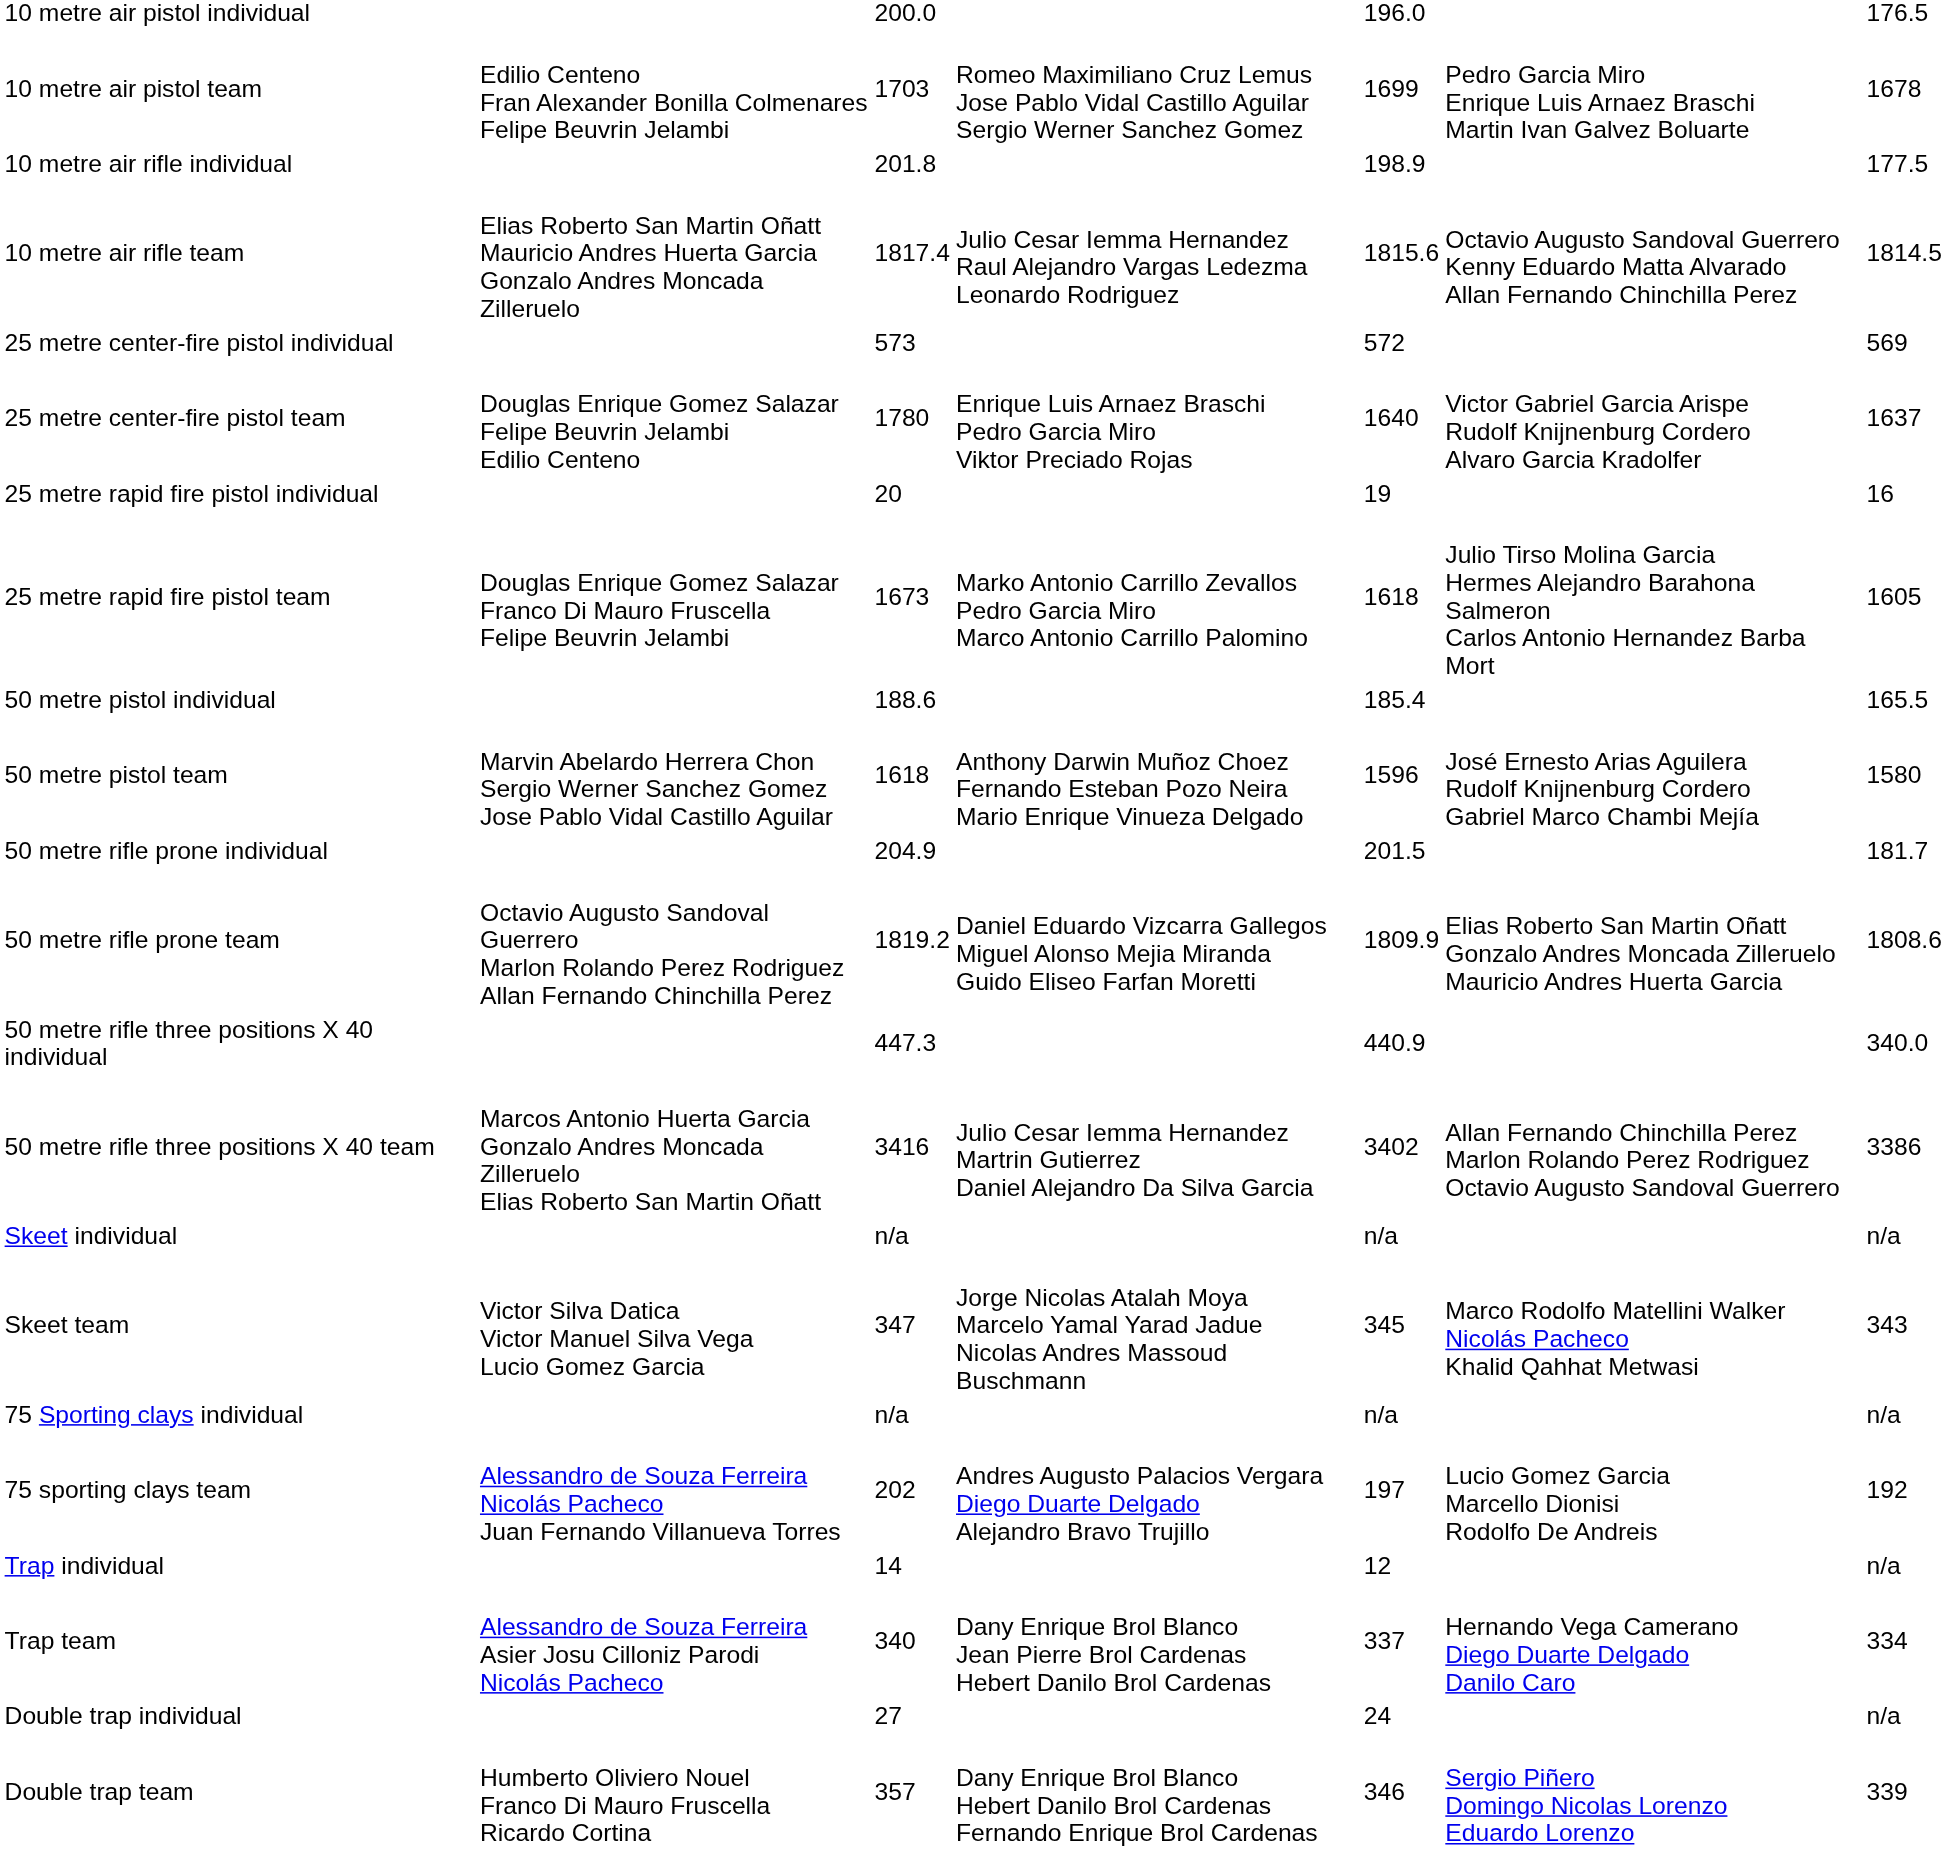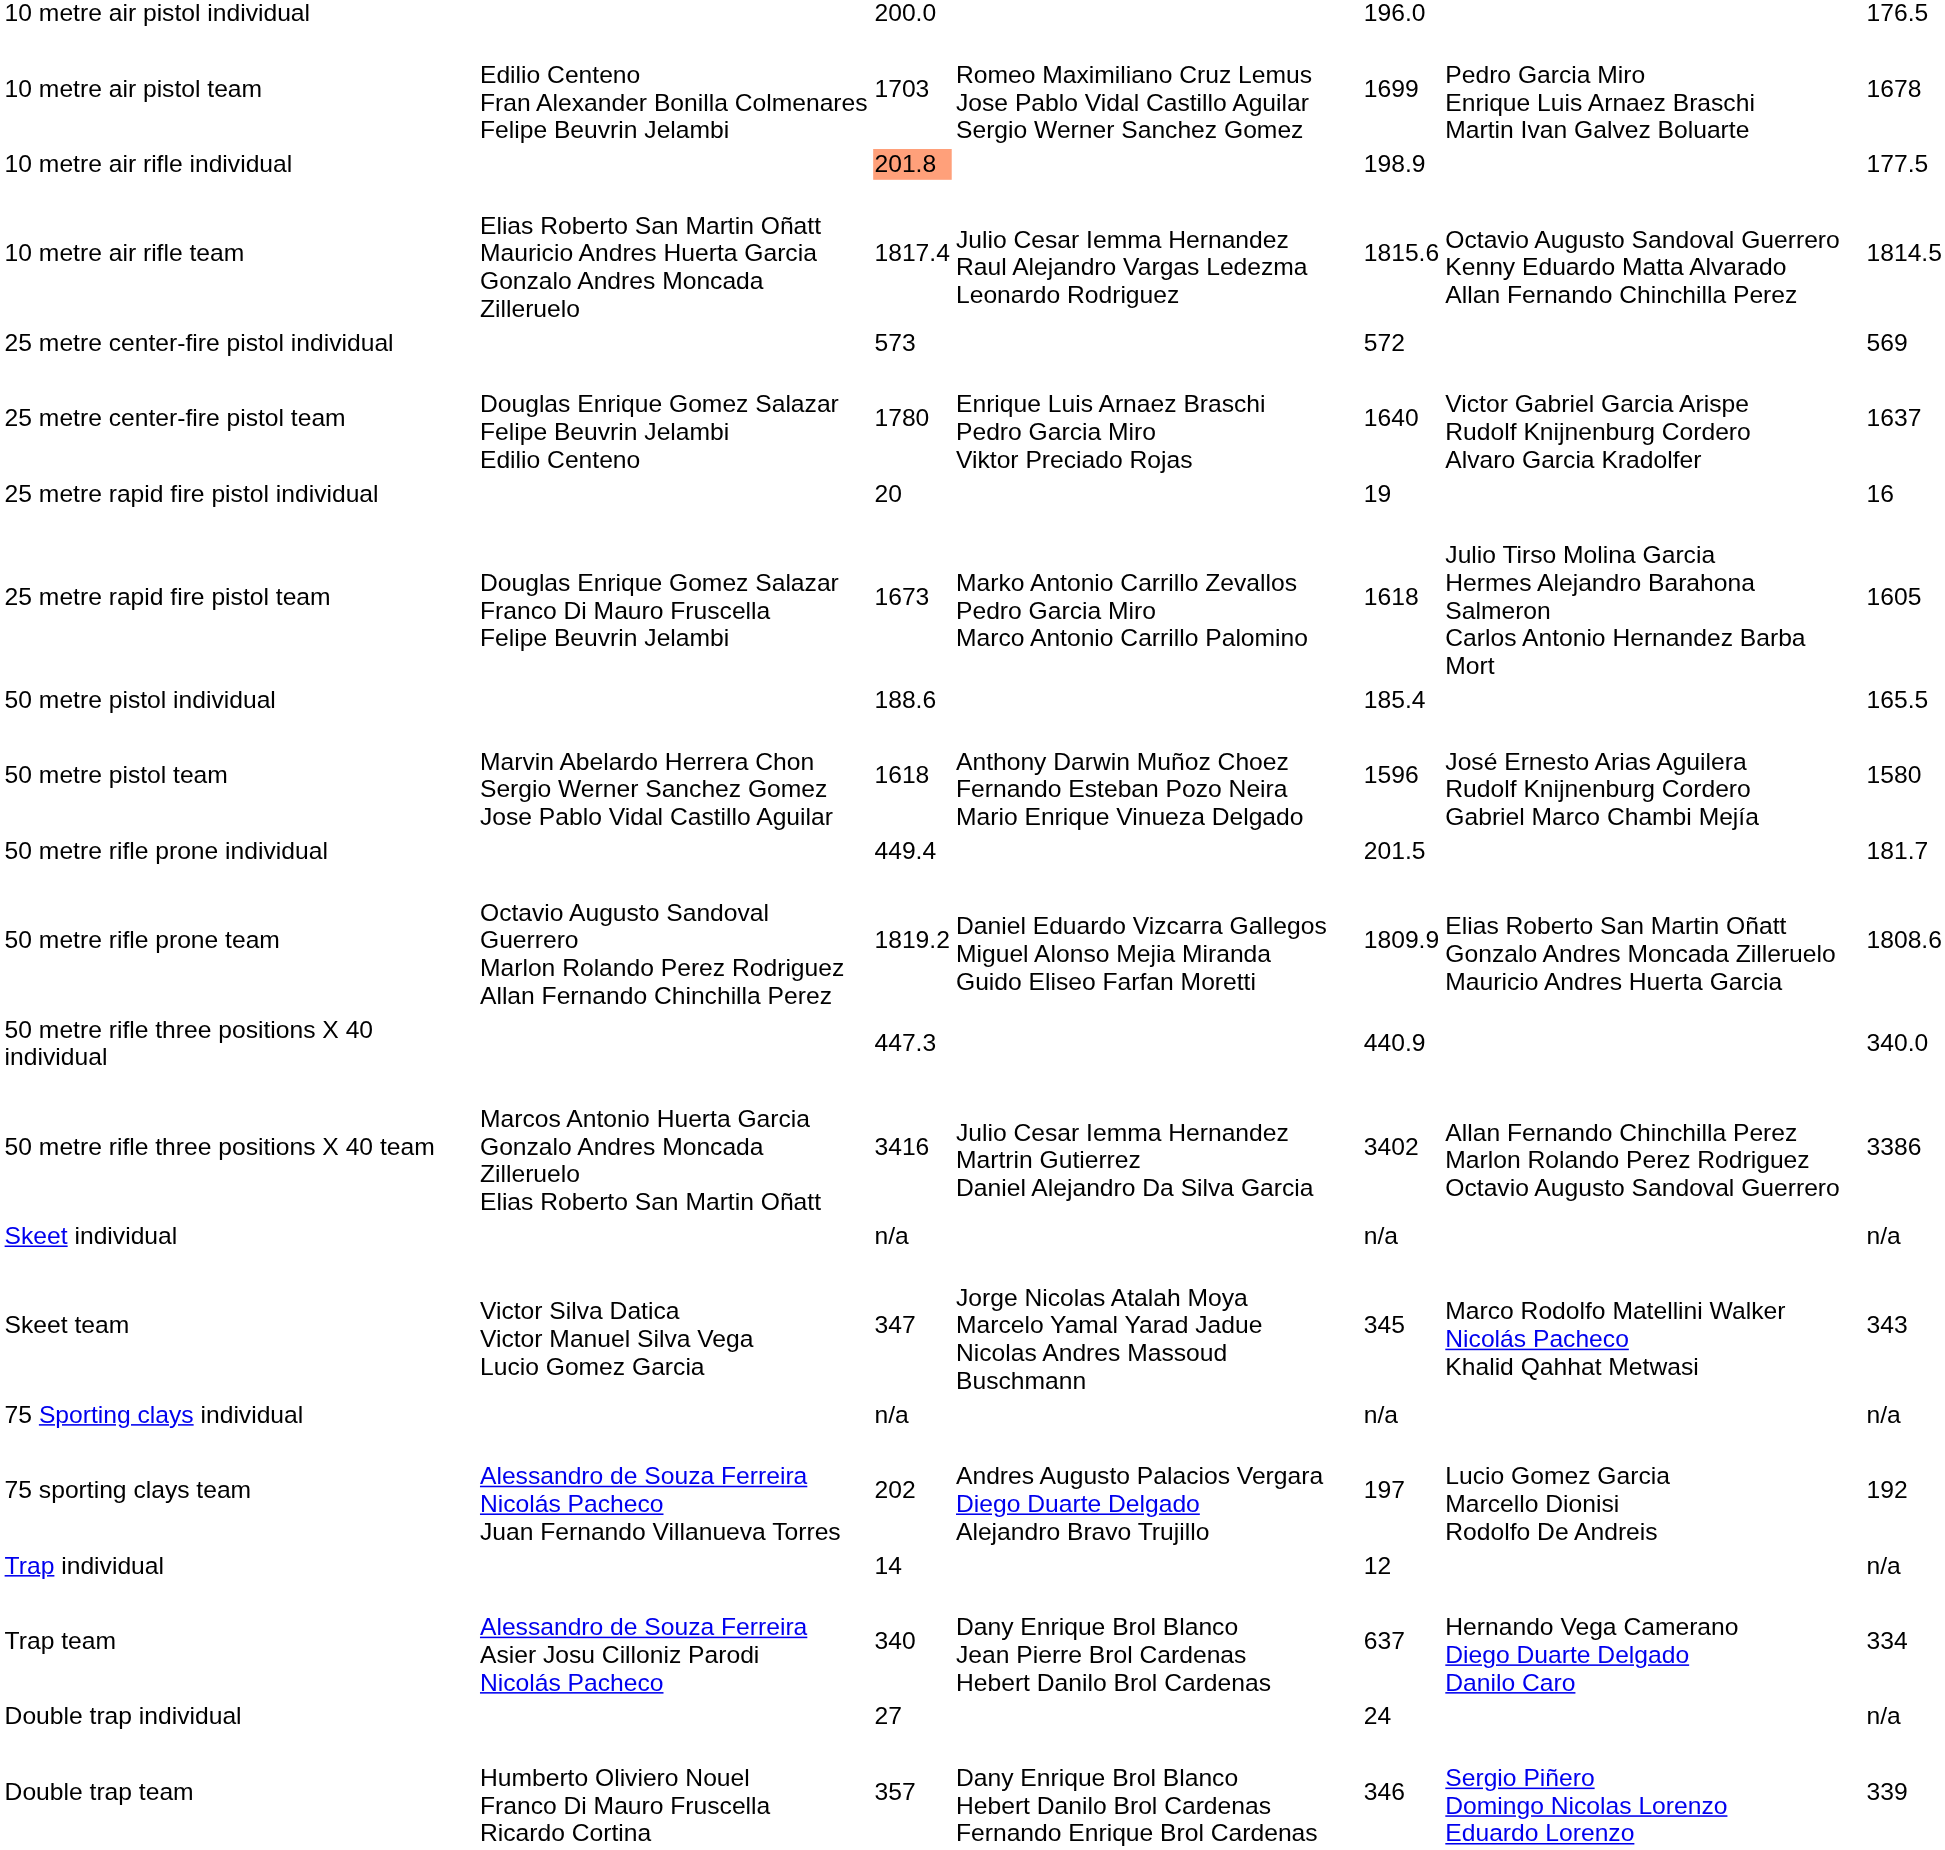(905, 164) no background -> (905, 164) lightsalmon background
(905, 850) 204.9 -> (905, 850) 449.4
(1384, 1640) 337 -> (1384, 1640) 637
